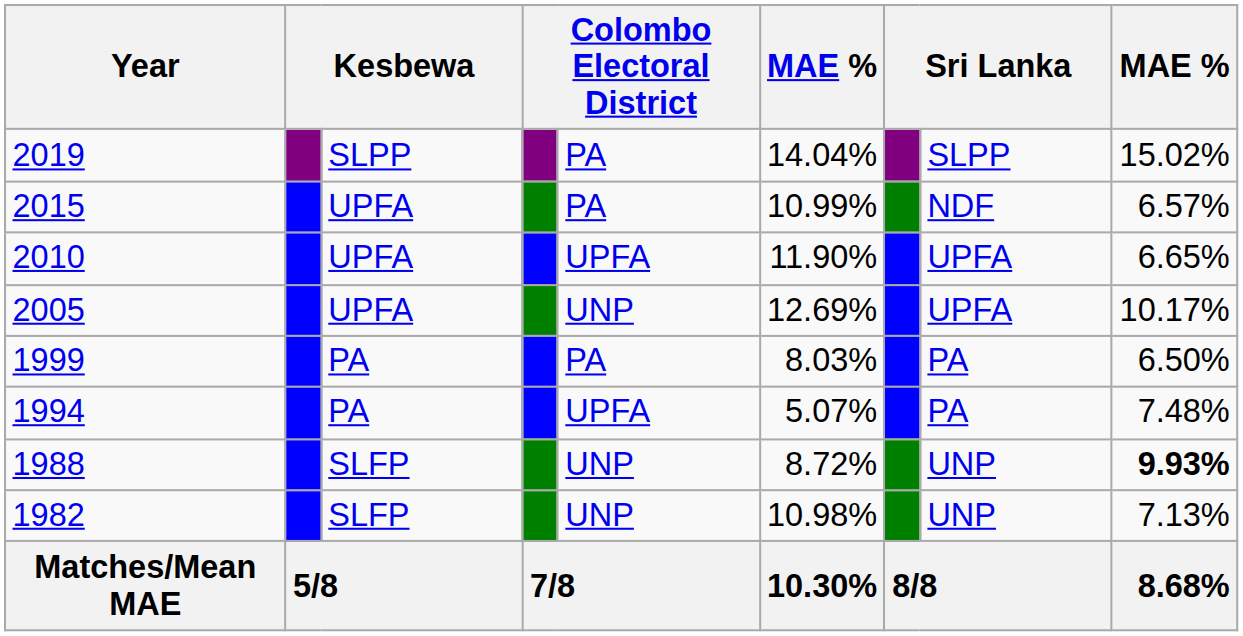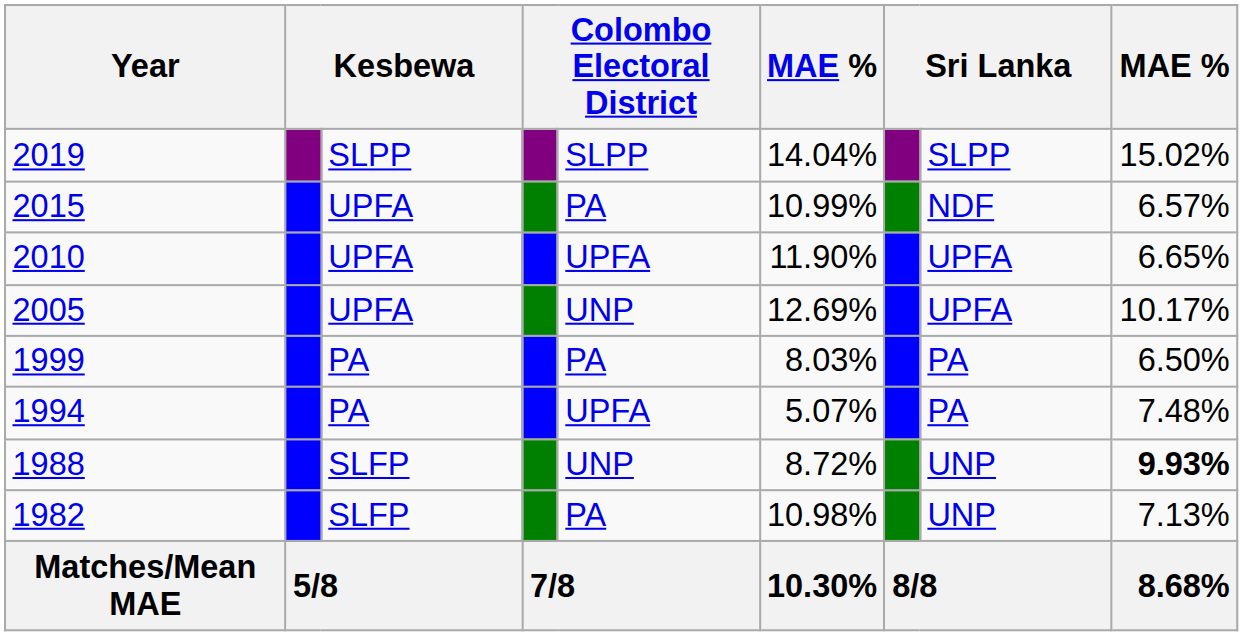(586, 154) PA -> (607, 154) SLPP
(600, 515) UNP -> (586, 515) PA
